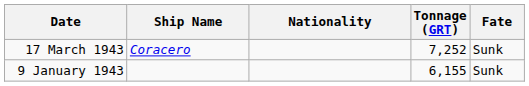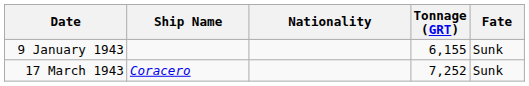rows swapped: (71, 70) <-> (75, 50)
